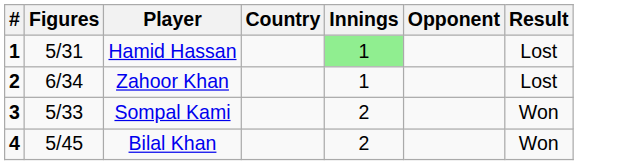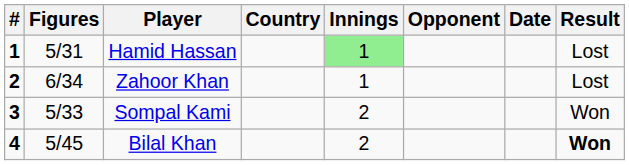+ column: (530, 19)
(539, 143) normal -> (590, 143) bold
